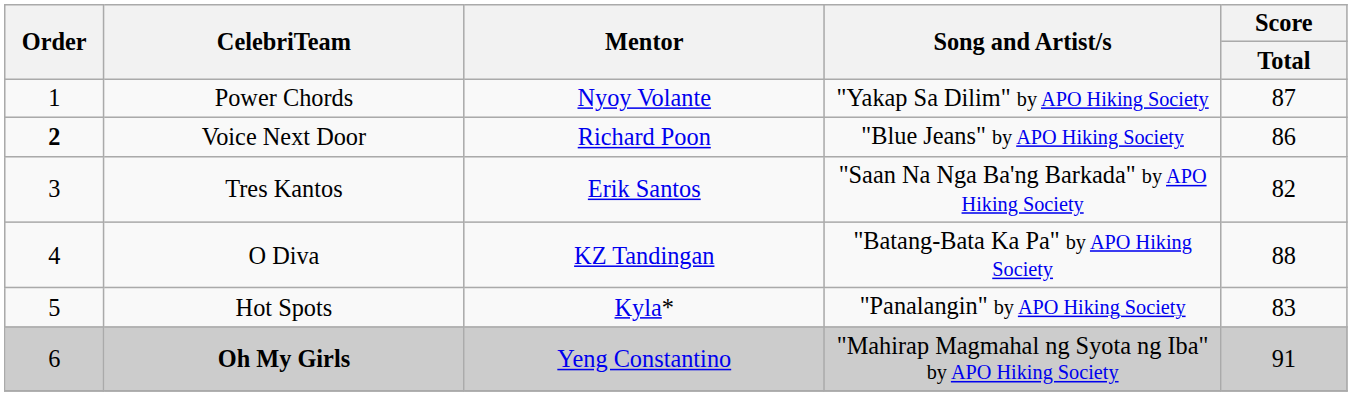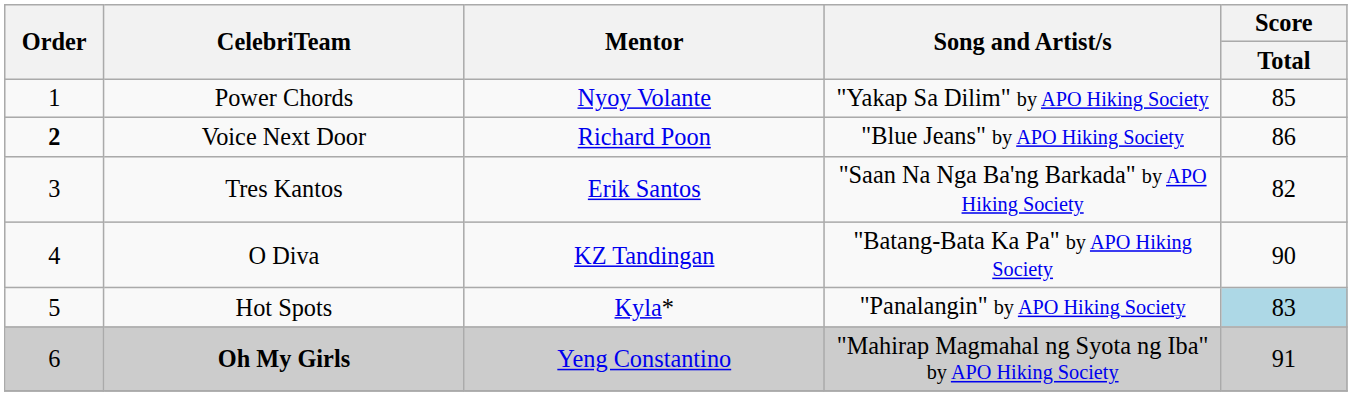(1284, 98) 87 -> (1284, 98) 85
(1284, 255) 88 -> (1284, 255) 90
(1284, 307) no background -> (1284, 307) lightblue background
